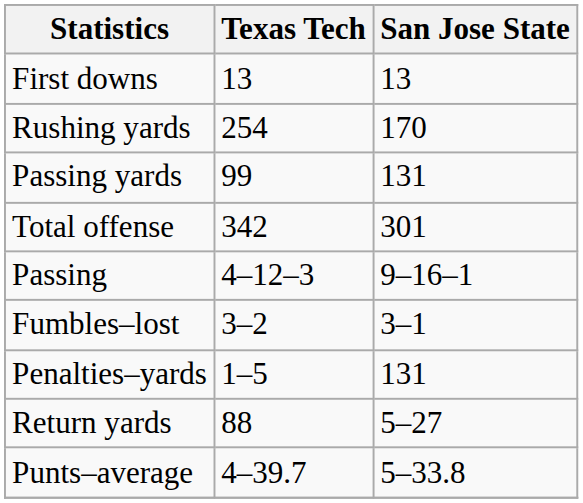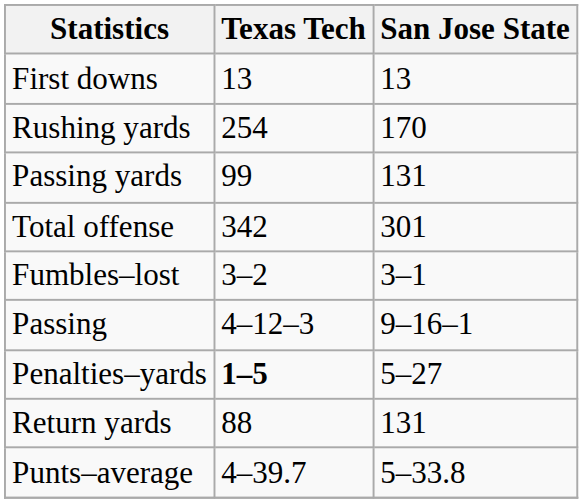rows swapped: (60, 275) <-> (96, 324)
(245, 373) normal -> (245, 373) bold
(403, 373) 131 -> (411, 373) 5–27
(411, 422) 5–27 -> (403, 422) 131
